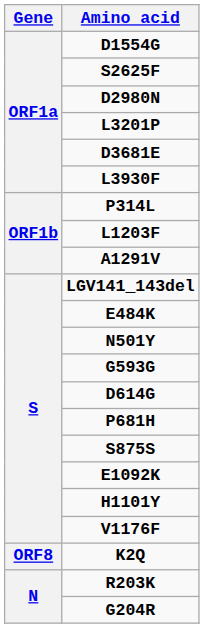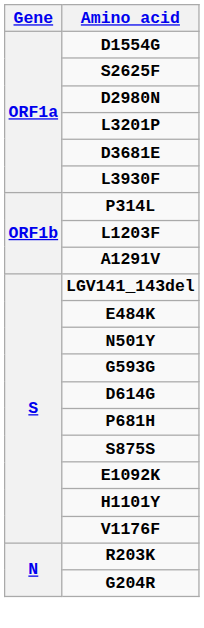- row: (130, 556)
